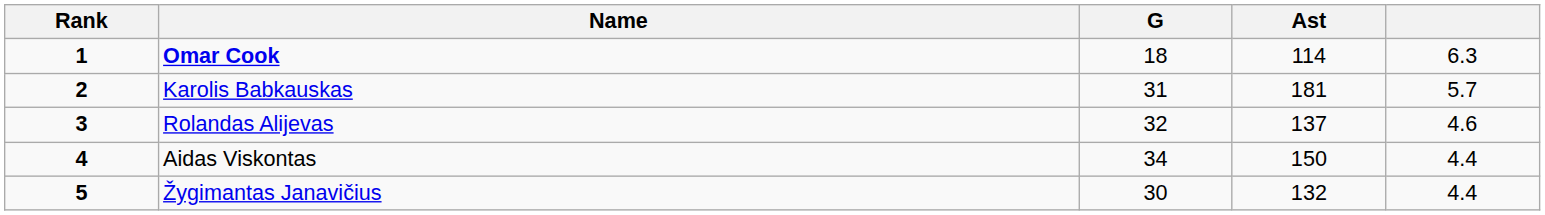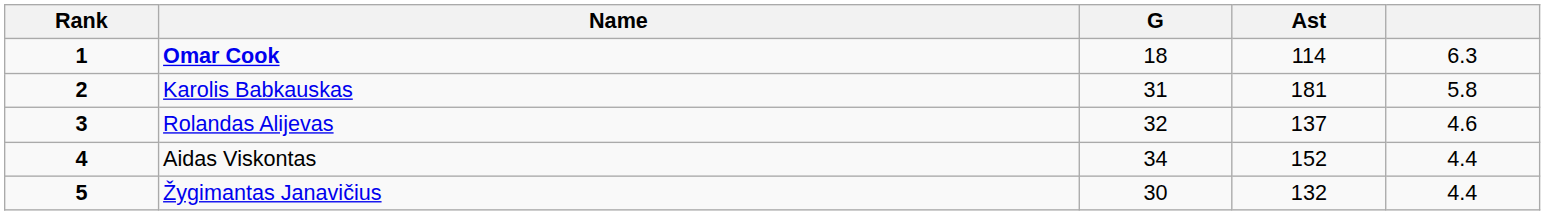(1462, 90) 5.7 -> (1462, 90) 5.8
(1309, 158) 150 -> (1309, 158) 152
